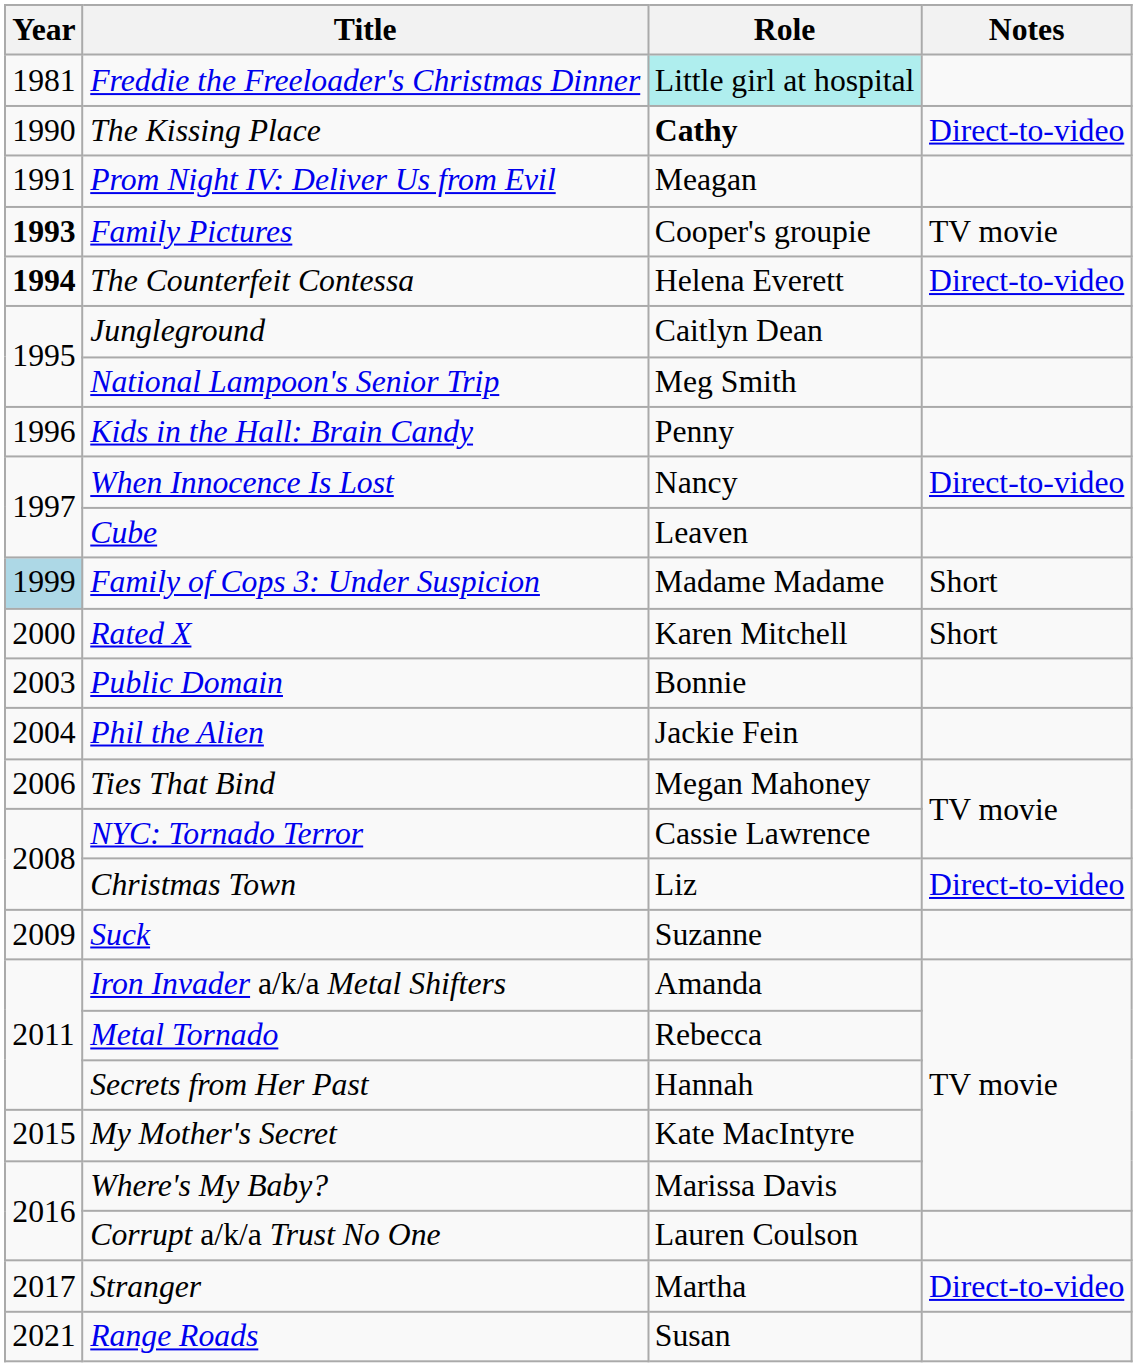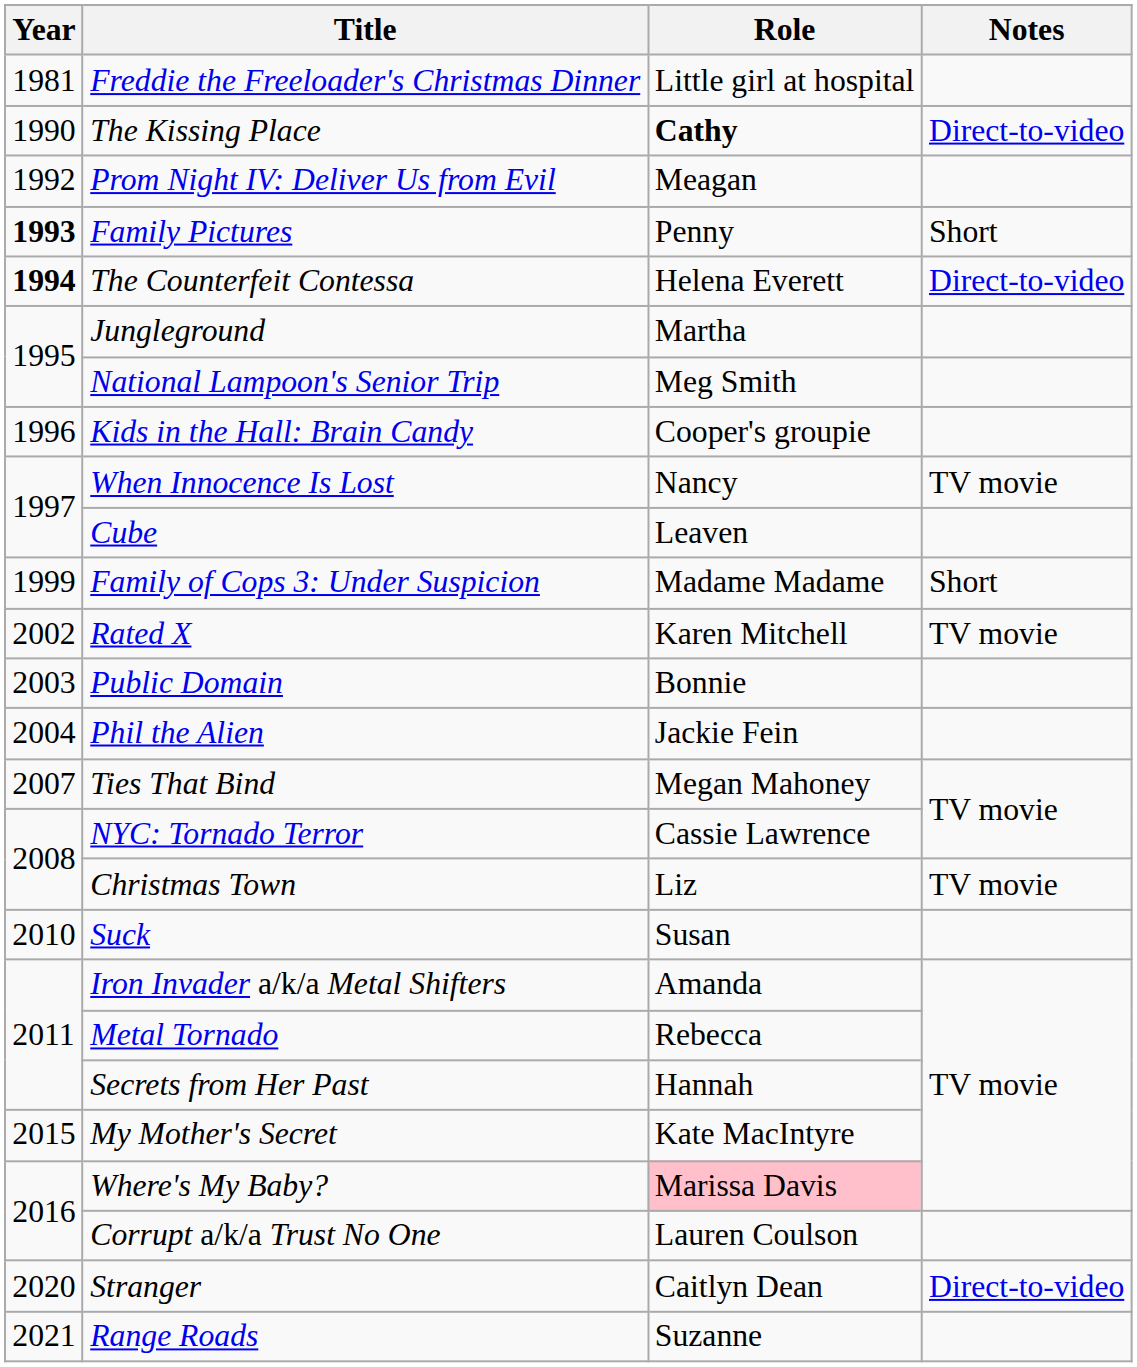(785, 79) paleturquoise background -> (785, 79) no background
(44, 180) 1991 -> (44, 180) 1992
(763, 230) Cooper's groupie -> (694, 230) Penny
(993, 230) TV movie -> (963, 230) Short
(739, 331) Caitlyn Dean -> (701, 331) Martha
(694, 431) Penny -> (763, 431) Cooper's groupie
(1027, 481) Direct-to-video -> (993, 481) TV movie
(44, 582) lightblue background -> (44, 582) no background
(44, 632) 2000 -> (44, 632) 2002
(963, 632) Short -> (993, 632) TV movie
(44, 783) 2006 -> (44, 783) 2007
(1027, 883) Direct-to-video -> (993, 883) TV movie
(44, 933) 2009 -> (44, 933) 2010
(708, 933) Suzanne -> (693, 933) Susan
(746, 1185) no background -> (746, 1185) pink background
(44, 1285) 2017 -> (44, 1285) 2020
(701, 1285) Martha -> (739, 1285) Caitlyn Dean
(693, 1335) Susan -> (708, 1335) Suzanne
